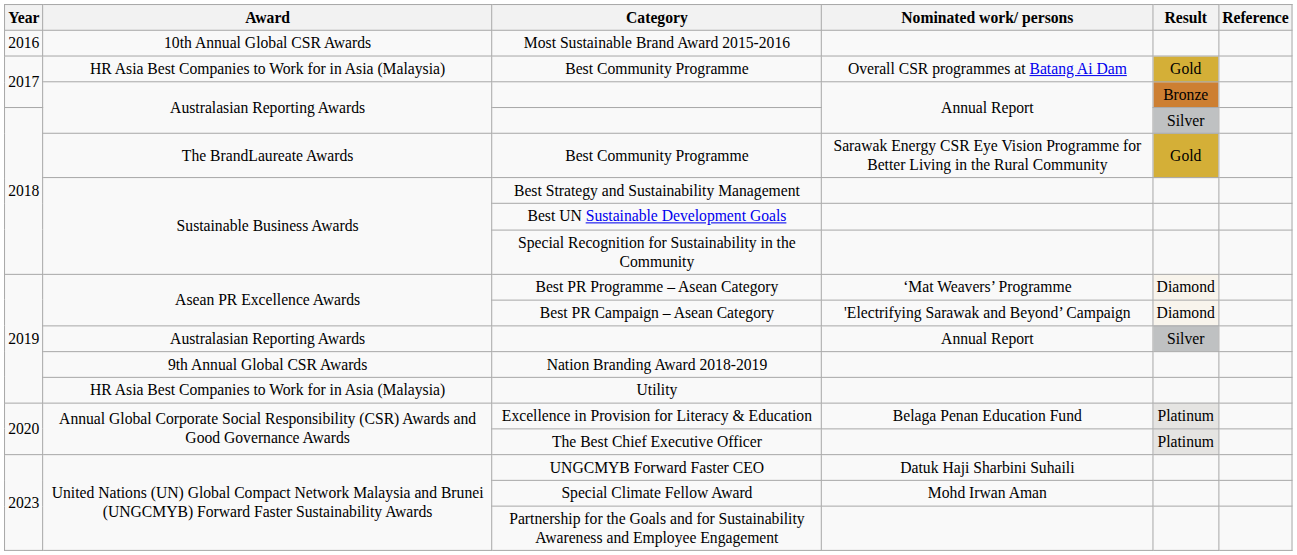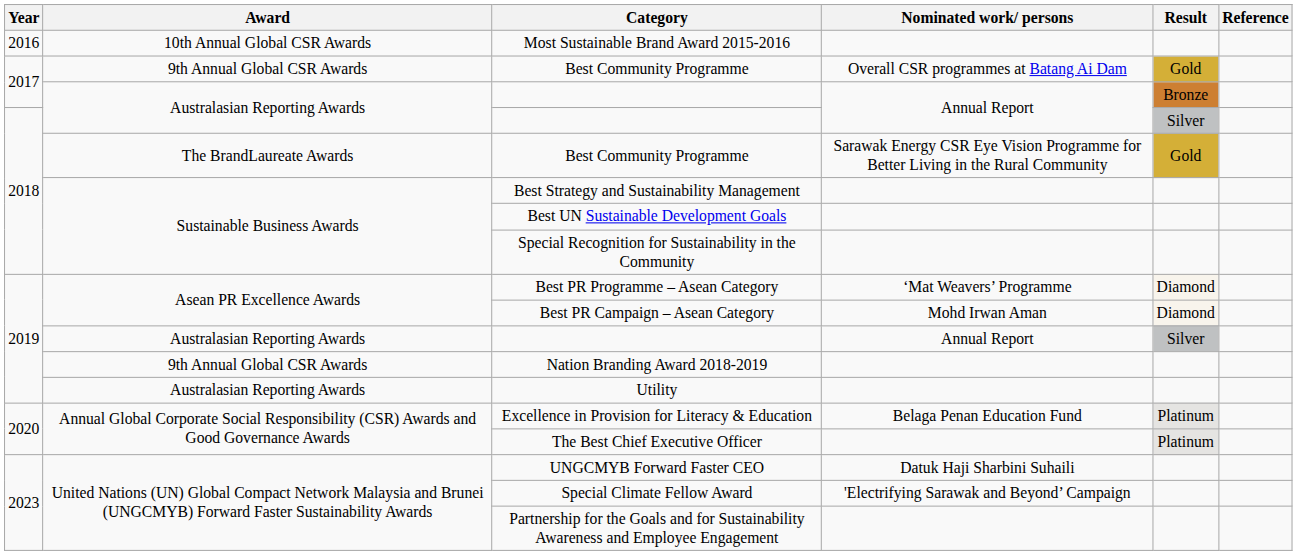(268, 69) HR Asia Best Companies to Work for in Asia (Malaysia) -> (268, 69) 9th Annual Global CSR Awards
(987, 312) 'Electrifying Sarawak and Beyond’ Campaign -> (987, 312) Mohd Irwan Aman
(268, 390) HR Asia Best Companies to Work for in Asia (Malaysia) -> (268, 390) Australasian Reporting Awards
(987, 493) Mohd Irwan Aman -> (987, 493) 'Electrifying Sarawak and Beyond’ Campaign
